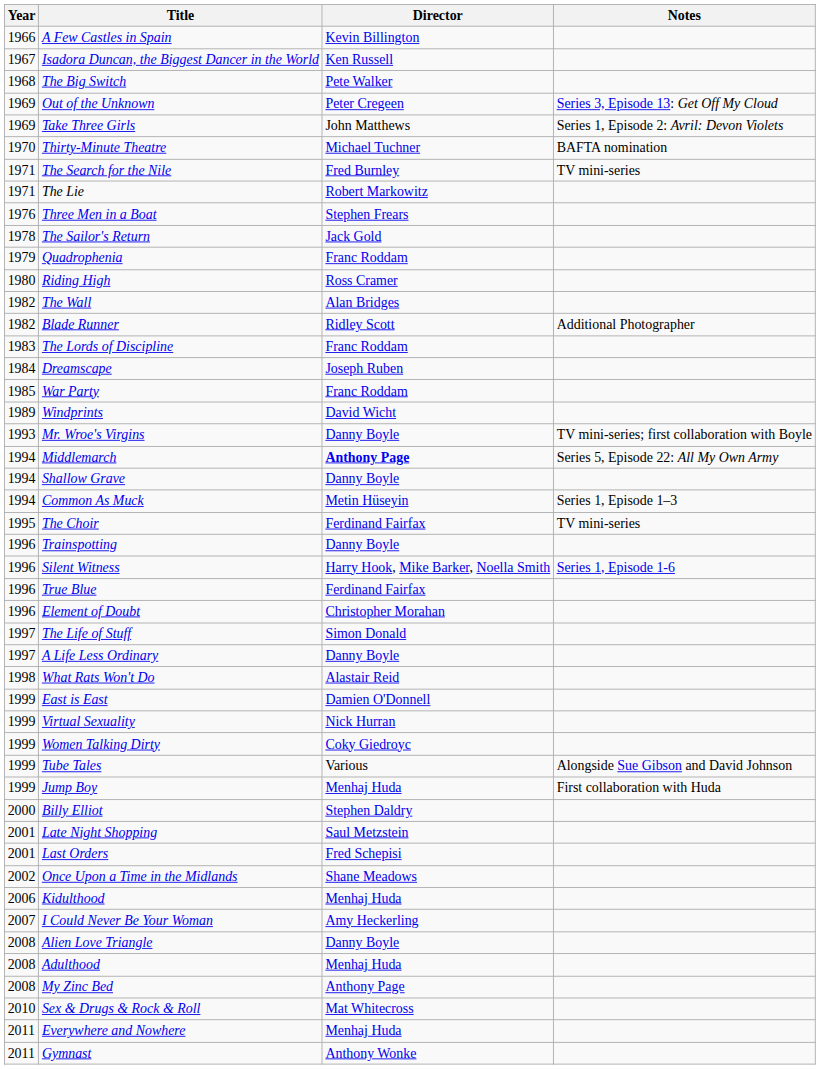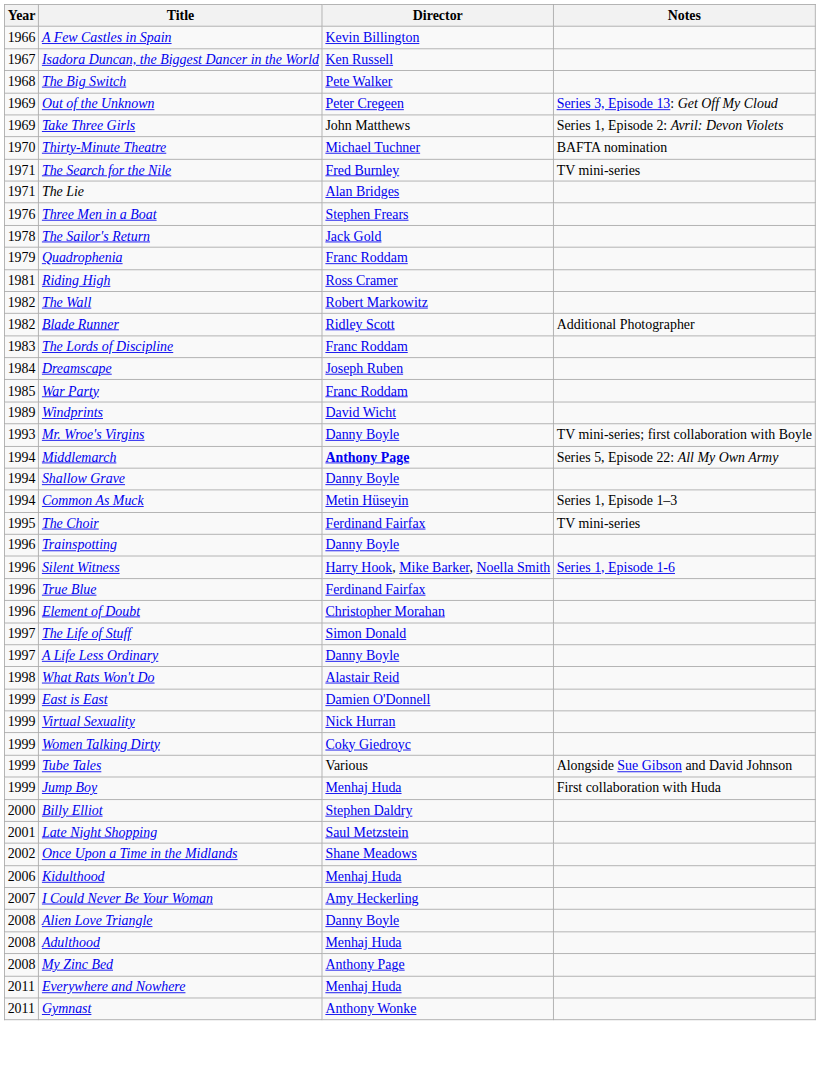(377, 192) Robert Markowitz -> (362, 192) Alan Bridges
(22, 280) 1980 -> (22, 280) 1981
(362, 302) Alan Bridges -> (377, 302) Robert Markowitz
- row: (75, 854)
- row: (121, 1008)
